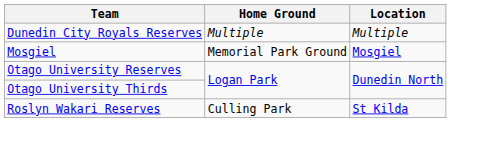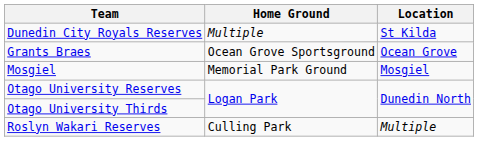(380, 33) Multiple -> (408, 33) St Kilda
+ row: (49, 52)
(380, 108) St Kilda -> (408, 127) Multiple
